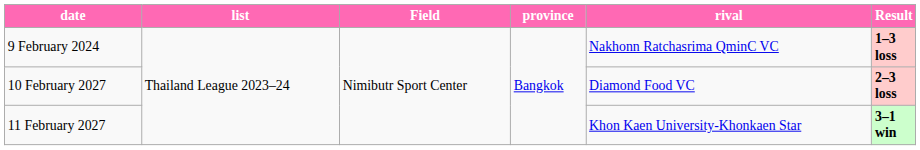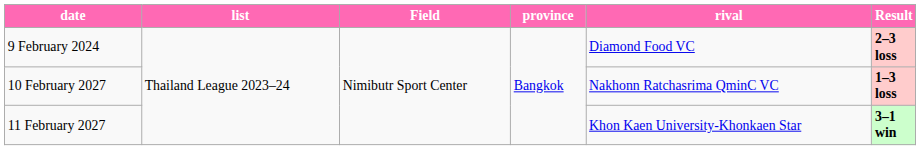(684, 47) Nakhonn Ratchasrima QminC VC -> (642, 47) Diamond Food VC
(886, 47) 1–3 loss -> (886, 47) 2–3 loss
(642, 86) Diamond Food VC -> (684, 86) Nakhonn Ratchasrima QminC VC
(886, 86) 2–3 loss -> (886, 86) 1–3 loss
